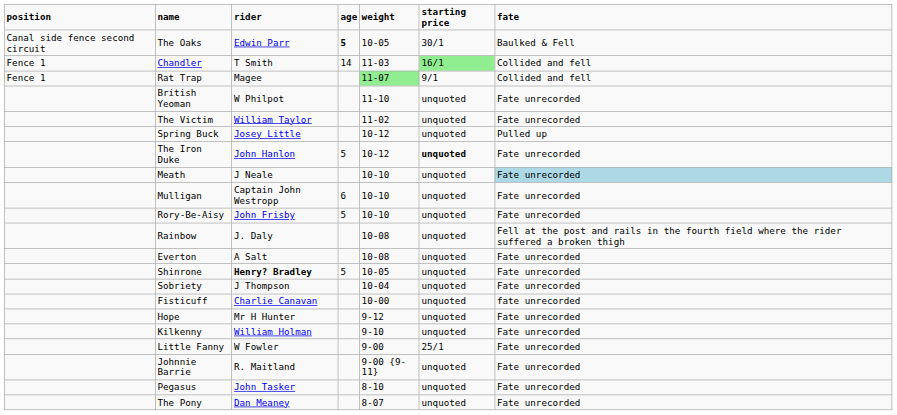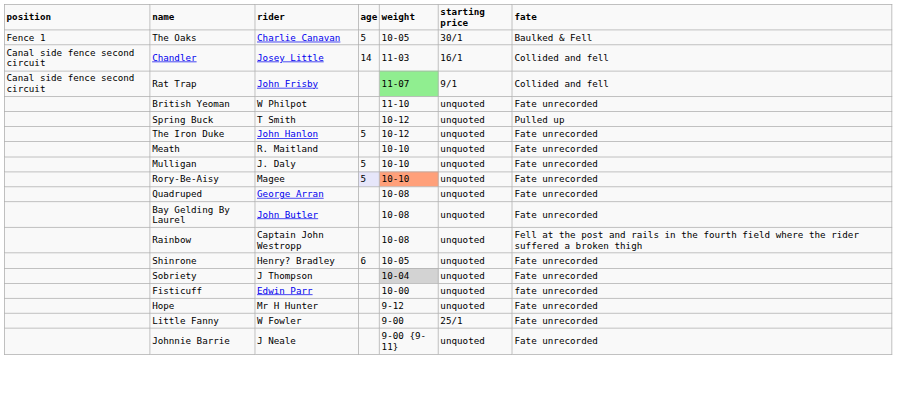(70, 43) Canal side fence second circuit -> (26, 38) Fence 1
(262, 43) Edwin Parr -> (299, 38) Charlie Canavan
(343, 43) bold -> (363, 38) normal
(26, 63) Fence 1 -> (70, 58) Canal side fence second circuit
(253, 63) T Smith -> (290, 58) Josey Little
(433, 63) lightgreen background -> (451, 58) no background
(26, 78) Fence 1 -> (70, 84) Canal side fence second circuit
(248, 78) Magee -> (288, 84) John Frisby
- row: (185, 119)
(267, 134) Josey Little -> (276, 119) T Smith
(444, 154) bold -> (463, 134) normal
(253, 175) J Neale -> (288, 149) R. Maitland
(539, 175) lightblue background -> (556, 149) no background
(267, 195) Captain John Westropp -> (276, 164) J. Daly
(343, 195) 6 -> (363, 164) 5
(265, 216) John Frisby -> (271, 179) Magee
(343, 216) no background -> (363, 179) lavender background
(375, 216) no background -> (396, 179) lightsalmon background
+ row: (177, 194)
+ row: (191, 215)
(253, 236) J. Daly -> (290, 240) Captain John Westropp
- row: (177, 256)
(273, 271) bold -> (296, 261) normal
(343, 271) 5 -> (363, 261) 6
(375, 286) no background -> (396, 276) lightgrey background
(276, 301) Charlie Canavan -> (285, 291) Edwin Parr
- row: (180, 332)
(265, 367) R. Maitland -> (276, 341) J Neale
- row: (177, 387)
- row: (180, 402)
